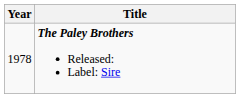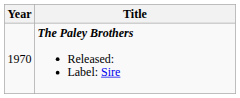(20, 58) 1978 -> (20, 58) 1970
